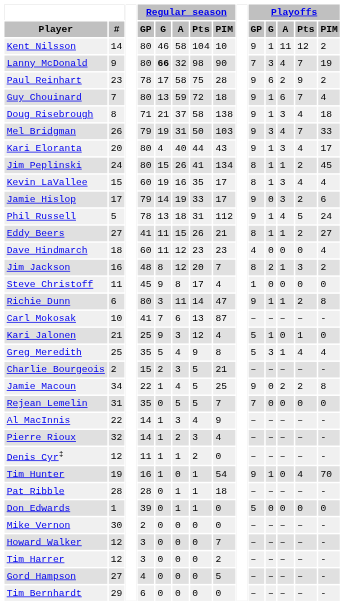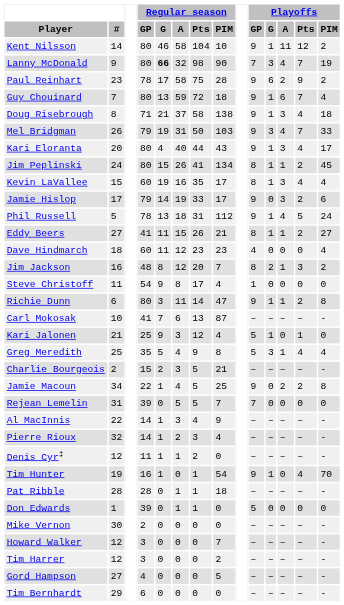(146, 285) 45 -> (146, 285) 54
(146, 404) 35 -> (146, 404) 39
